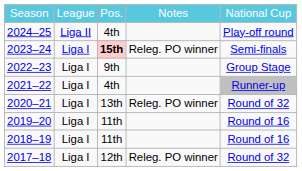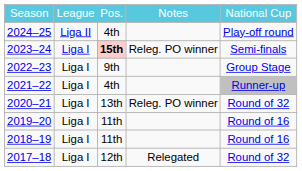(173, 158) Releg. PO winner -> (173, 158) Relegated
